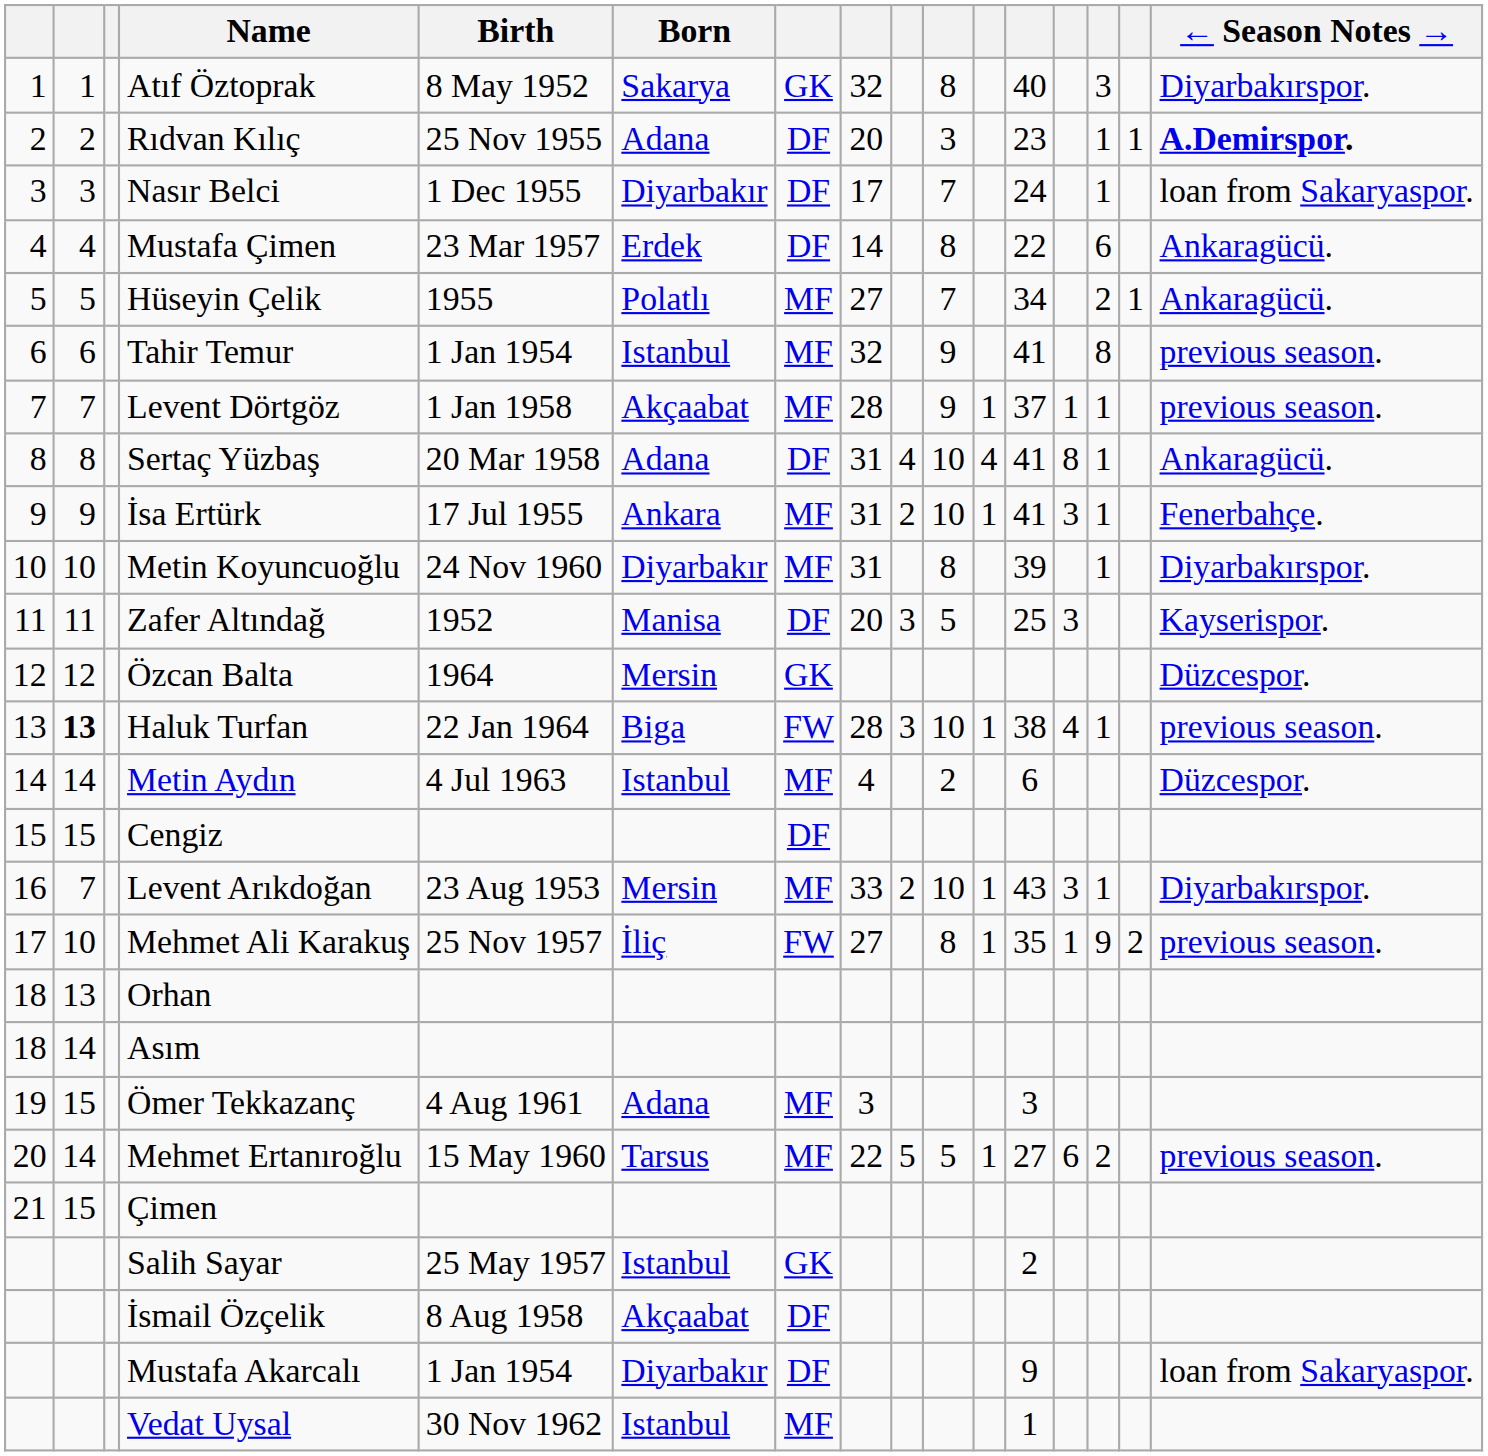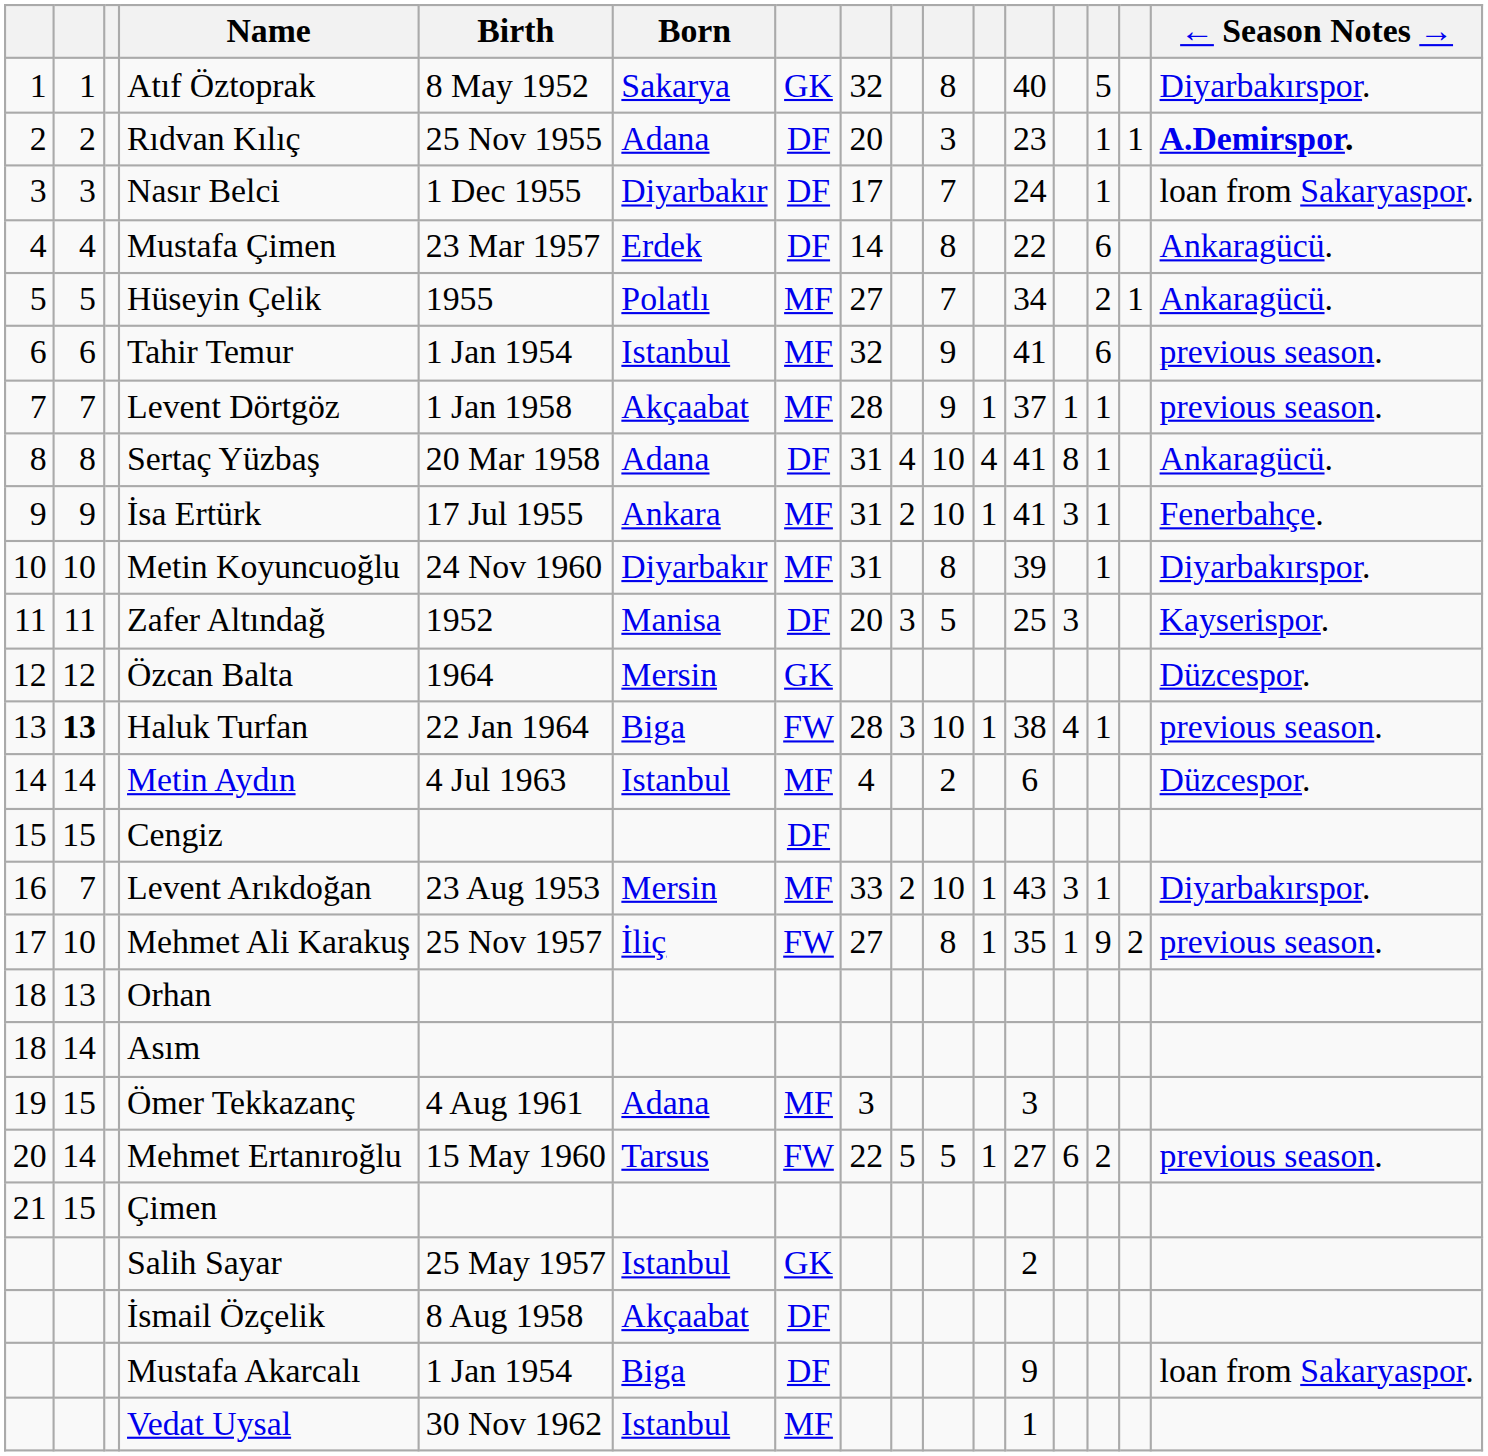(1103, 84) 3 -> (1103, 84) 5
(1103, 352) 8 -> (1103, 352) 6
(809, 1155) MF -> (809, 1155) FW
(694, 1369) Diyarbakır -> (653, 1369) Biga
